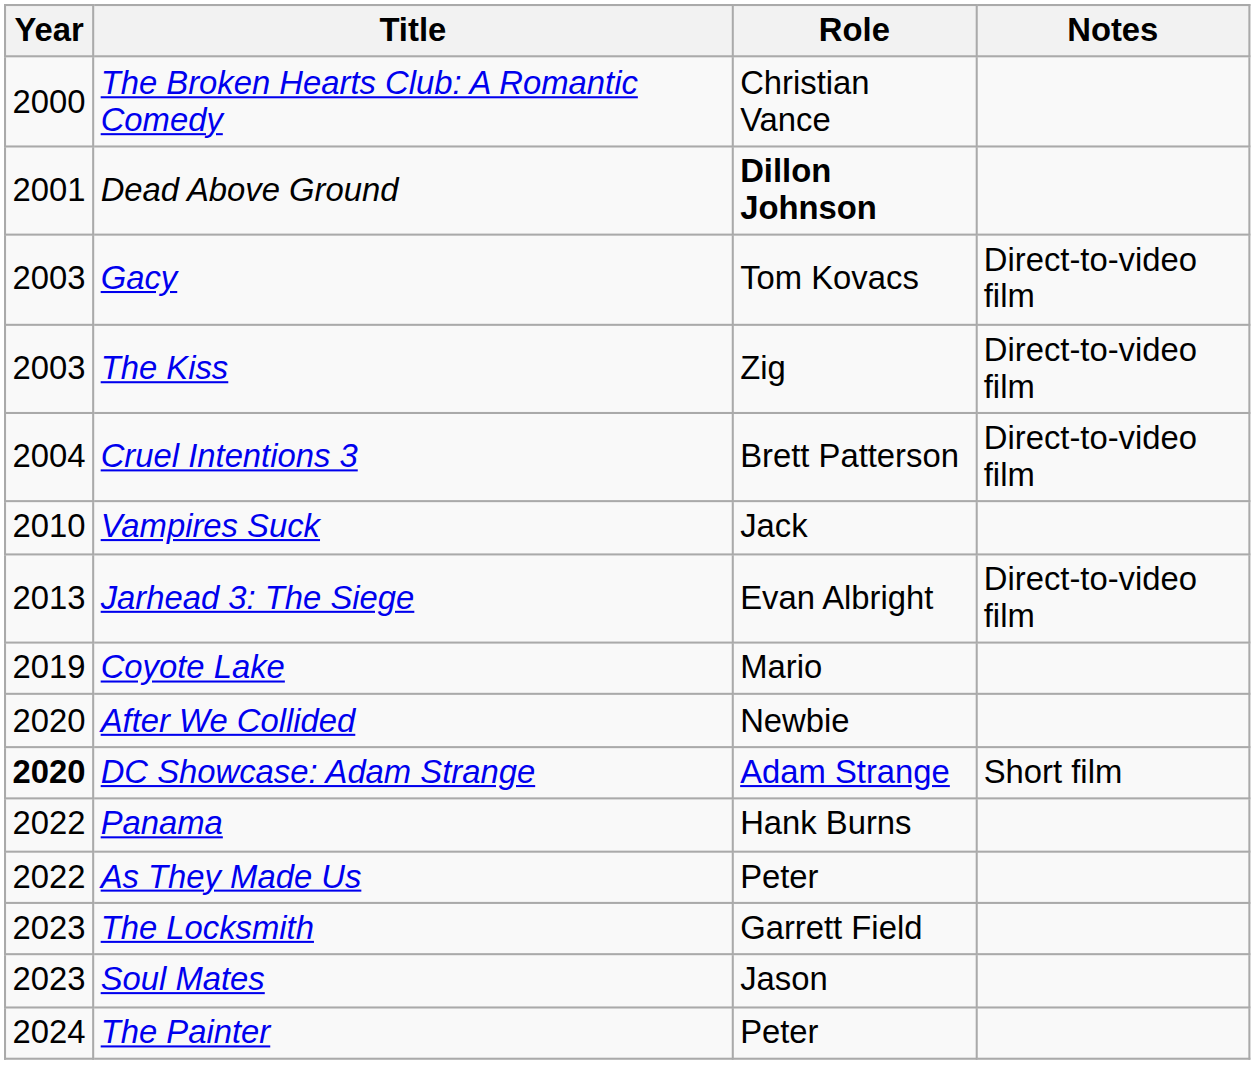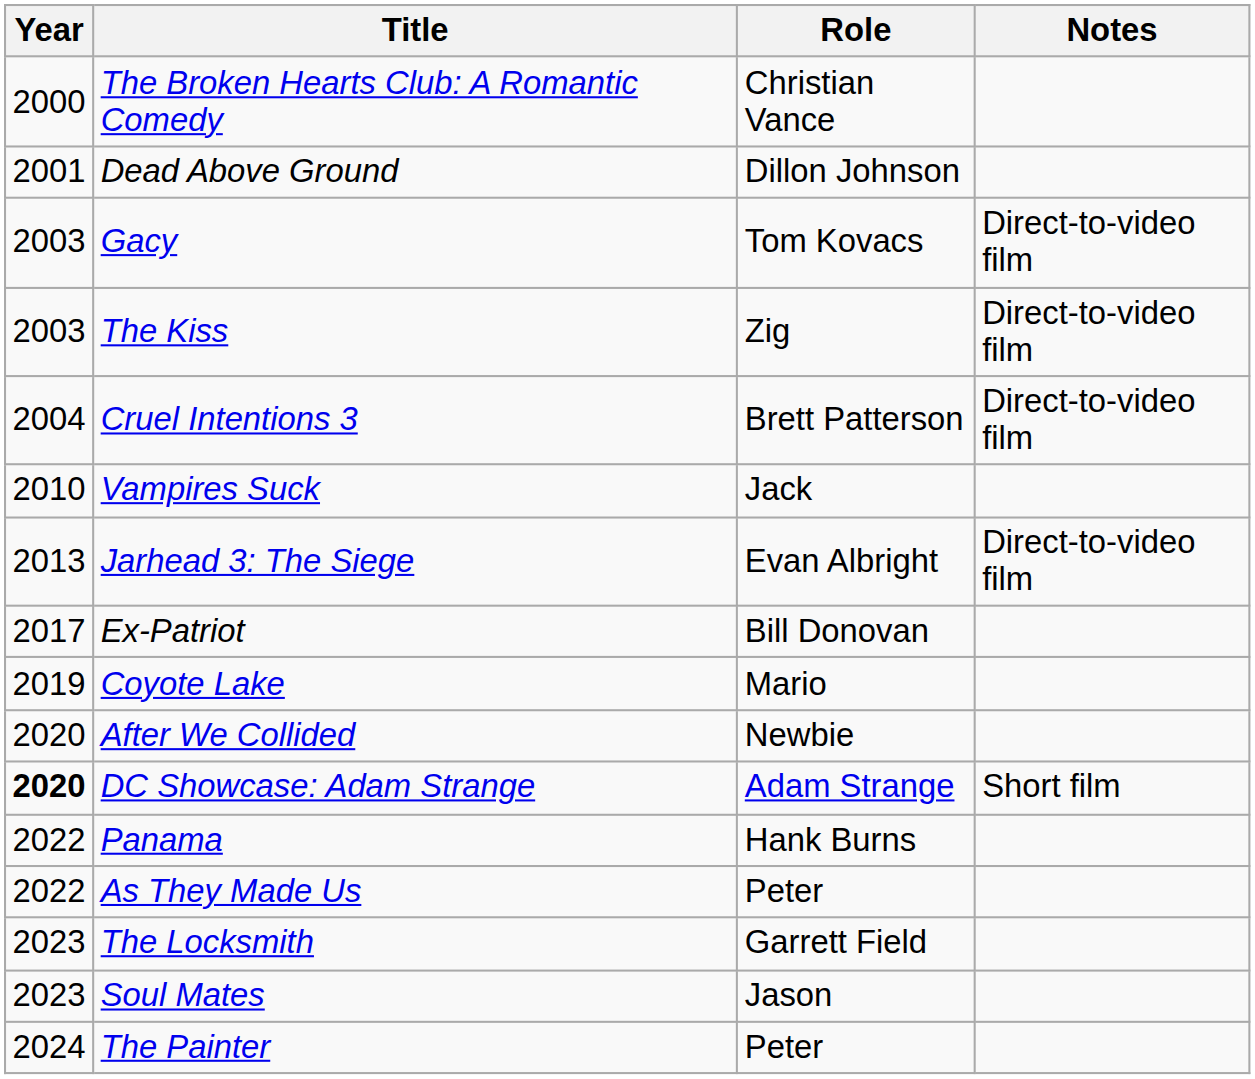(808, 189) bold -> (852, 171) normal
+ row: (173, 631)
